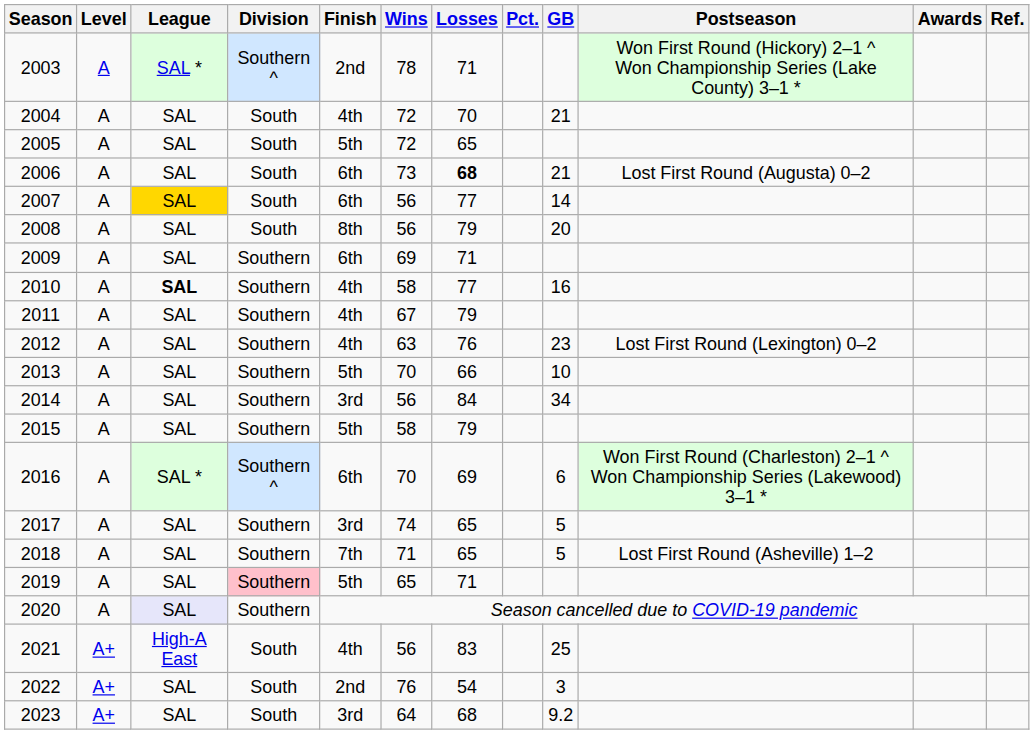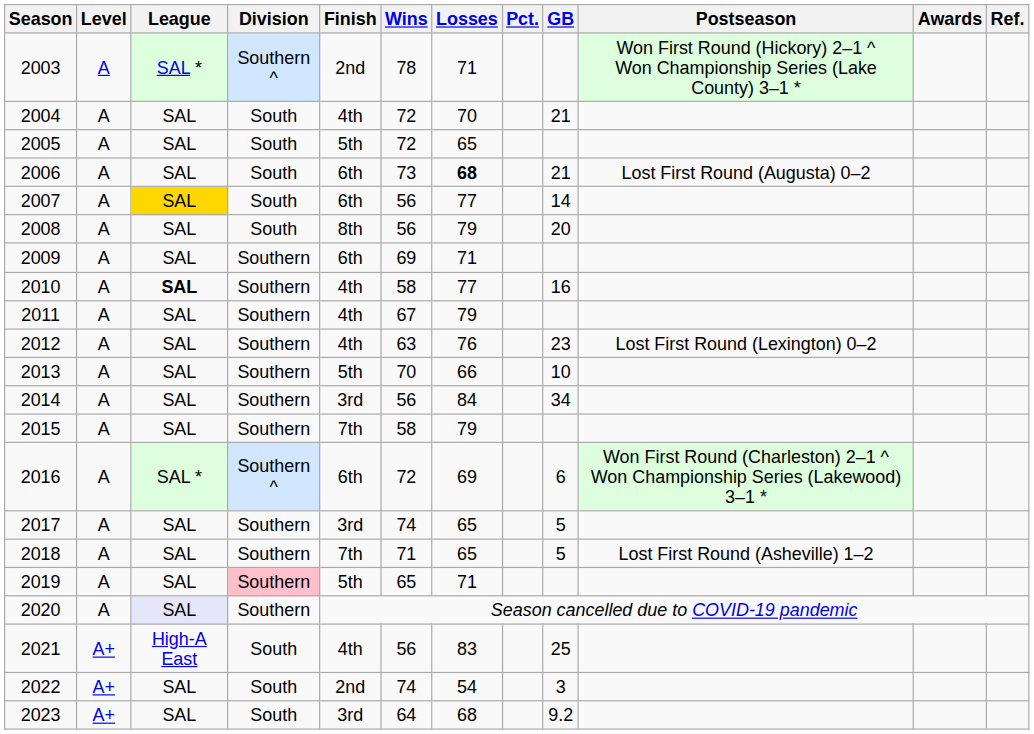(350, 428) 5th -> (350, 428) 7th
(406, 477) 70 -> (406, 477) 72
(406, 687) 76 -> (406, 687) 74
